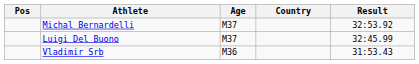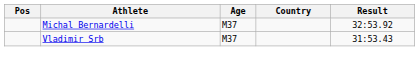- row: (81, 39)
(230, 53) M36 -> (230, 39) M37
